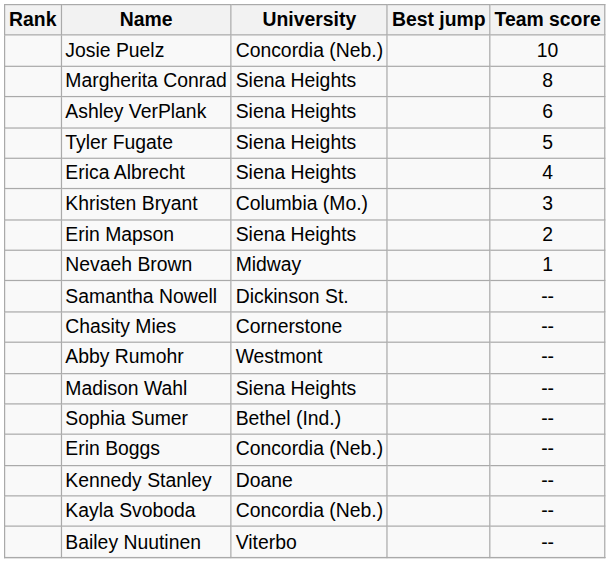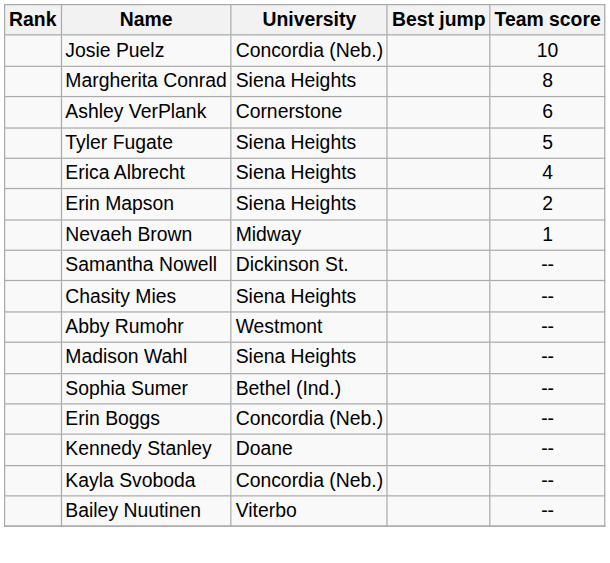(296, 111) Siena Heights -> (289, 111) Cornerstone
- row: (132, 204)
(289, 326) Cornerstone -> (296, 296) Siena Heights
